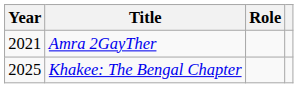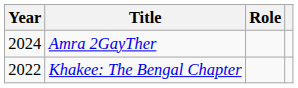(25, 43) 2021 -> (25, 43) 2024
(25, 69) 2025 -> (25, 69) 2022
